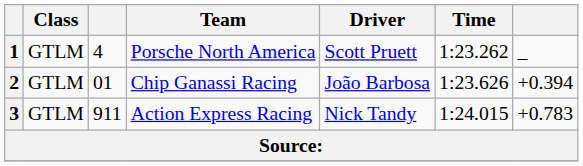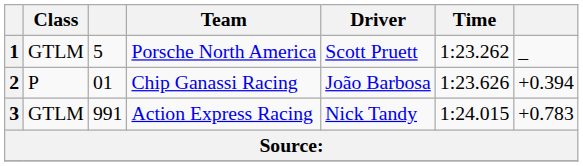(98, 51) 4 -> (98, 51) 5
(56, 82) GTLM -> (34, 82) P
(107, 113) 911 -> (108, 113) 991
